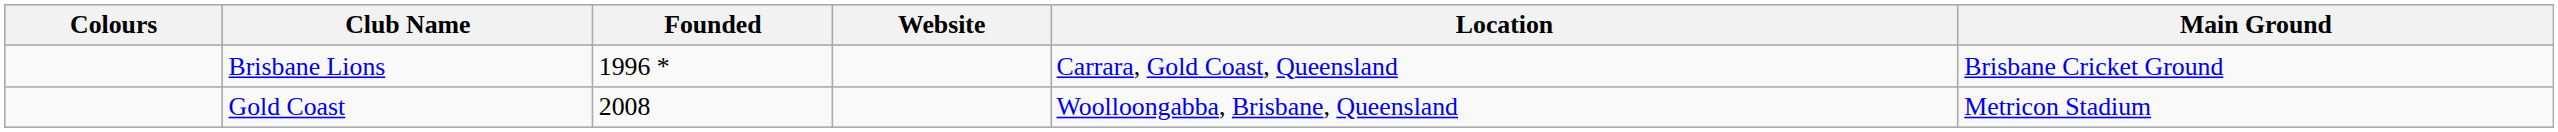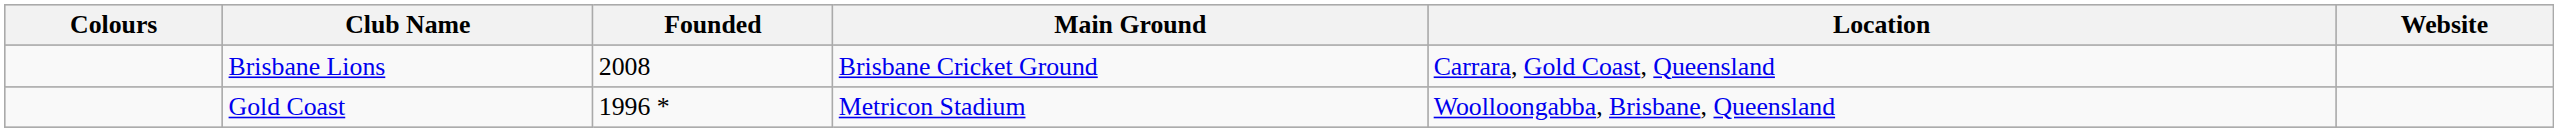columns swapped: (2256, 24) <-> (942, 24)
(634, 65) 1996 * -> (625, 65) 2008
(625, 106) 2008 -> (634, 106) 1996 *
